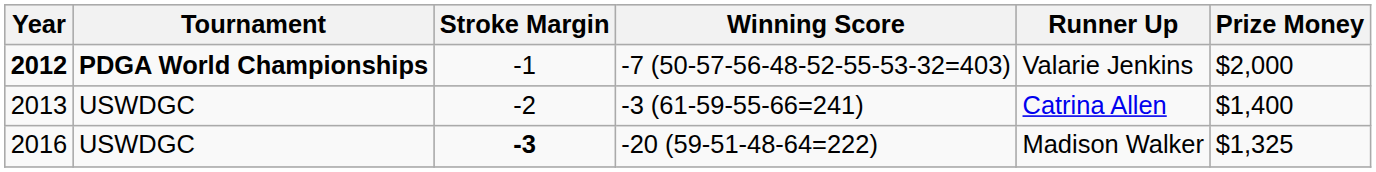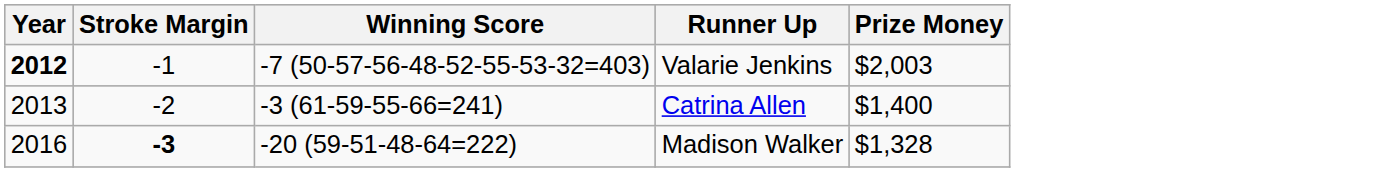- column: (254, 24)
(1255, 65) $2,000 -> (894, 65) $2,003
(1255, 145) $1,325 -> (894, 145) $1,328
